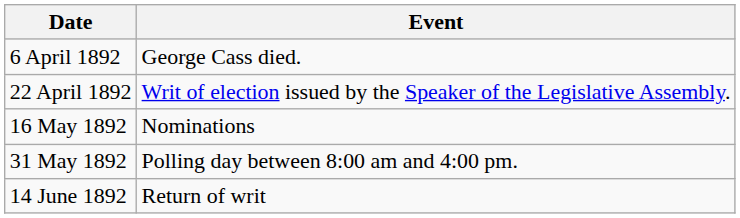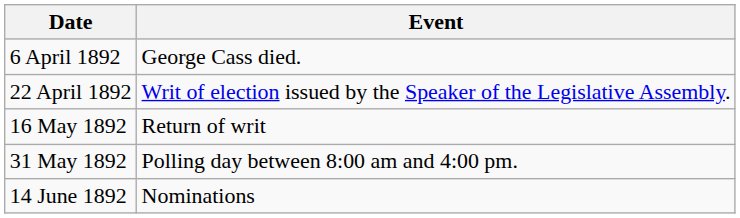(198, 126) Nominations -> (204, 126) Return of writ
(204, 195) Return of writ -> (198, 195) Nominations
